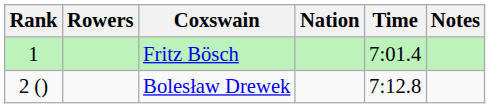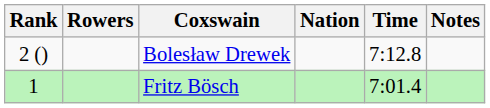rows swapped: (191, 53) <-> (217, 86)
